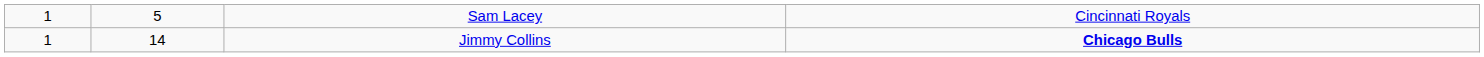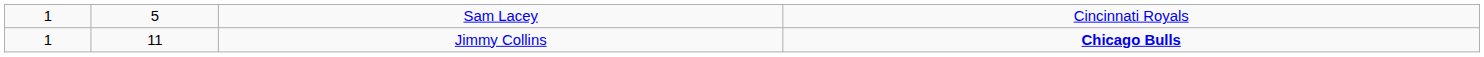(157, 39) 14 -> (155, 39) 11
